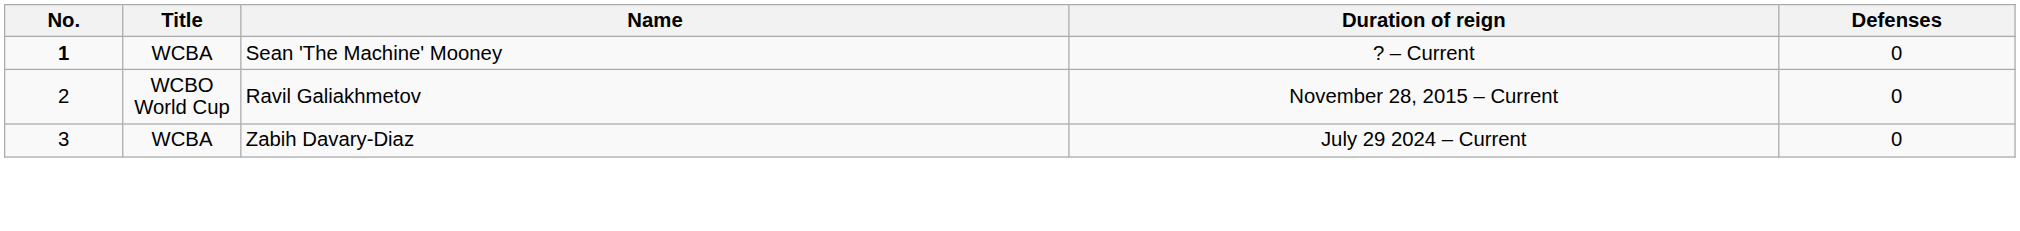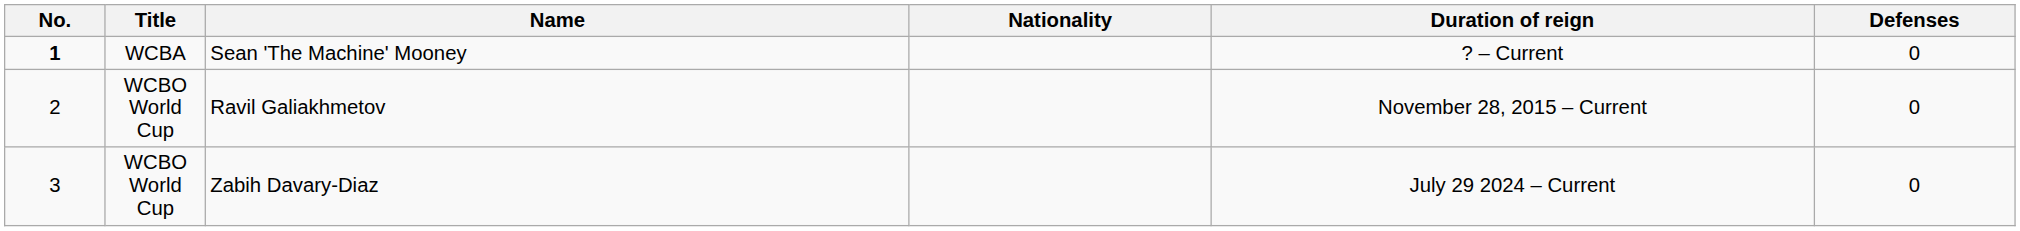+ column: (1060, 20)
(182, 140) WCBA -> (155, 185) WCBO World Cup
